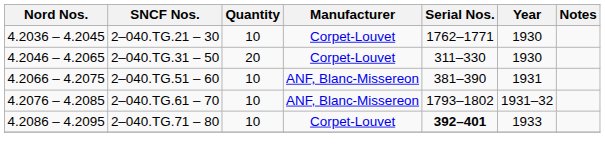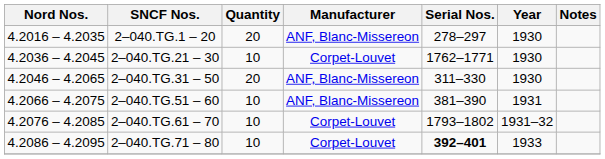+ row: (165, 36)
(353, 57) Corpet-Louvet -> (353, 79) ANF, Blanc-Missereon
(353, 100) ANF, Blanc-Missereon -> (353, 121) Corpet-Louvet
